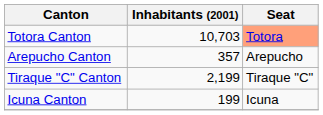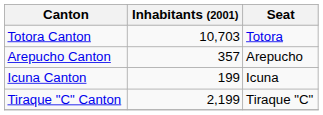(265, 36) lightsalmon background -> (265, 36) no background
rows swapped: (47, 99) <-> (64, 78)
